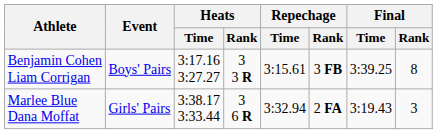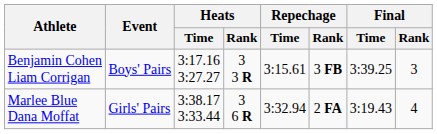(414, 69) 8 -> (414, 69) 3
(414, 109) 3 -> (414, 109) 4
